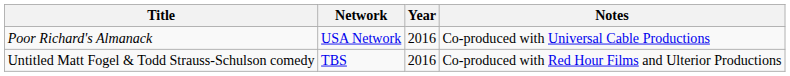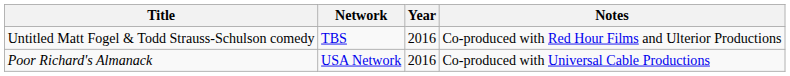rows swapped: (80, 37) <-> (161, 60)
